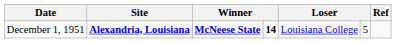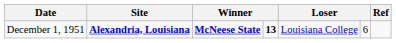(271, 29) 14 -> (271, 29) 13
(365, 29) 5 -> (365, 29) 6
